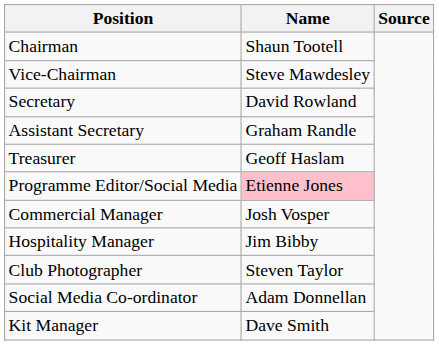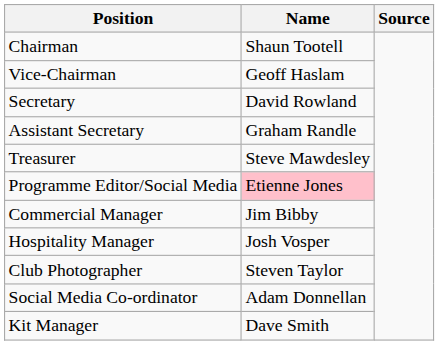(308, 74) Steve Mawdesley -> (295, 74) Geoff Haslam
(295, 158) Geoff Haslam -> (308, 158) Steve Mawdesley
(287, 213) Josh Vosper -> (282, 213) Jim Bibby
(282, 241) Jim Bibby -> (287, 241) Josh Vosper
